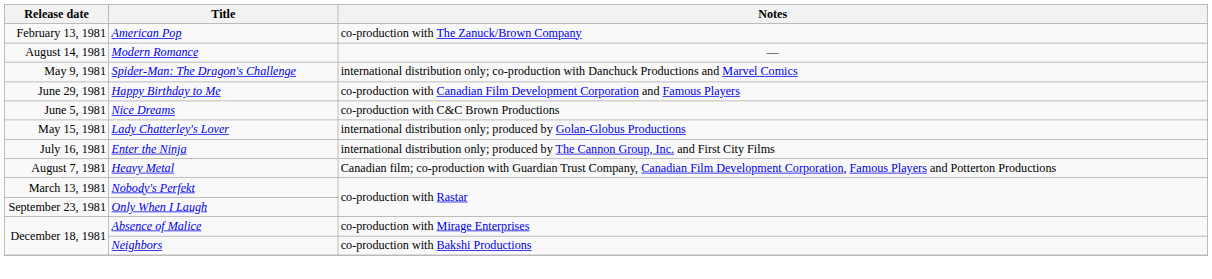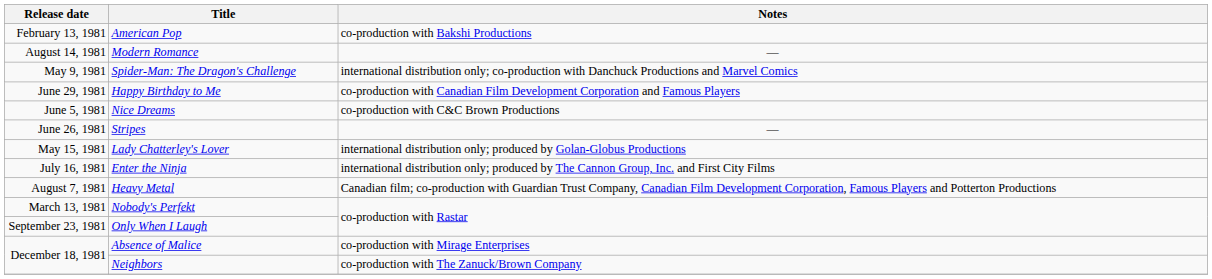(461, 33) co-production with The Zanuck/Brown Company -> (436, 33) co-production with Bakshi Productions
+ row: (128, 129)
(436, 245) co-production with Bakshi Productions -> (461, 264) co-production with The Zanuck/Brown Company
